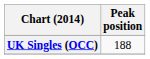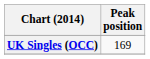(123, 44) 188 -> (123, 44) 169
